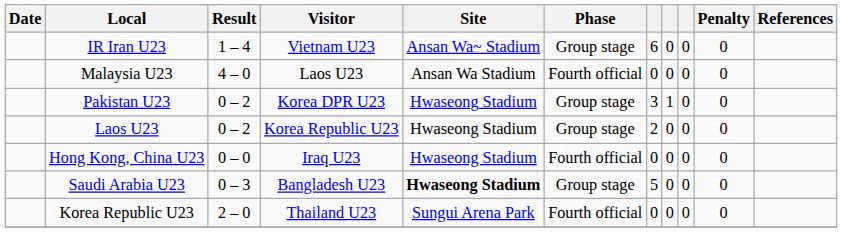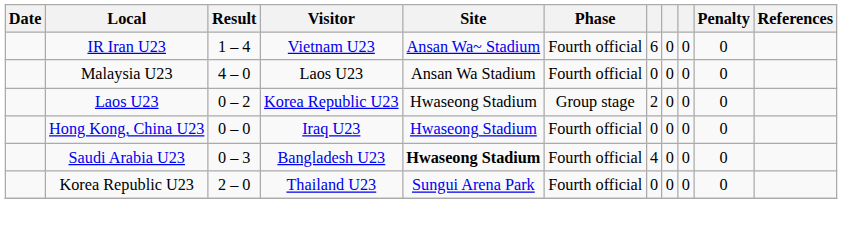(595, 46) Group stage -> (595, 46) Fourth official
- row: (127, 101)
(595, 184) Group stage -> (595, 157) Fourth official
(654, 184) 5 -> (654, 157) 4
